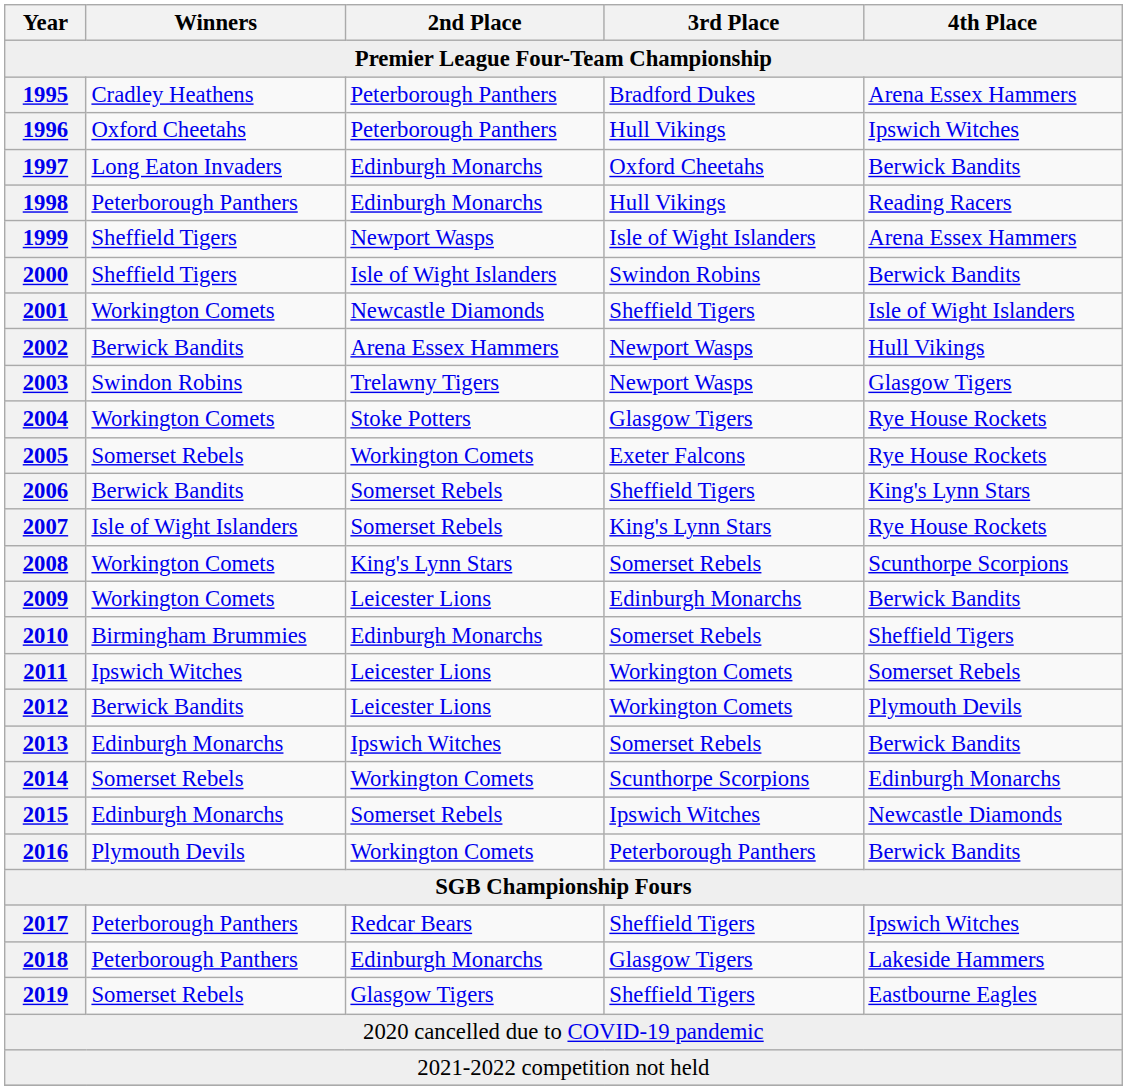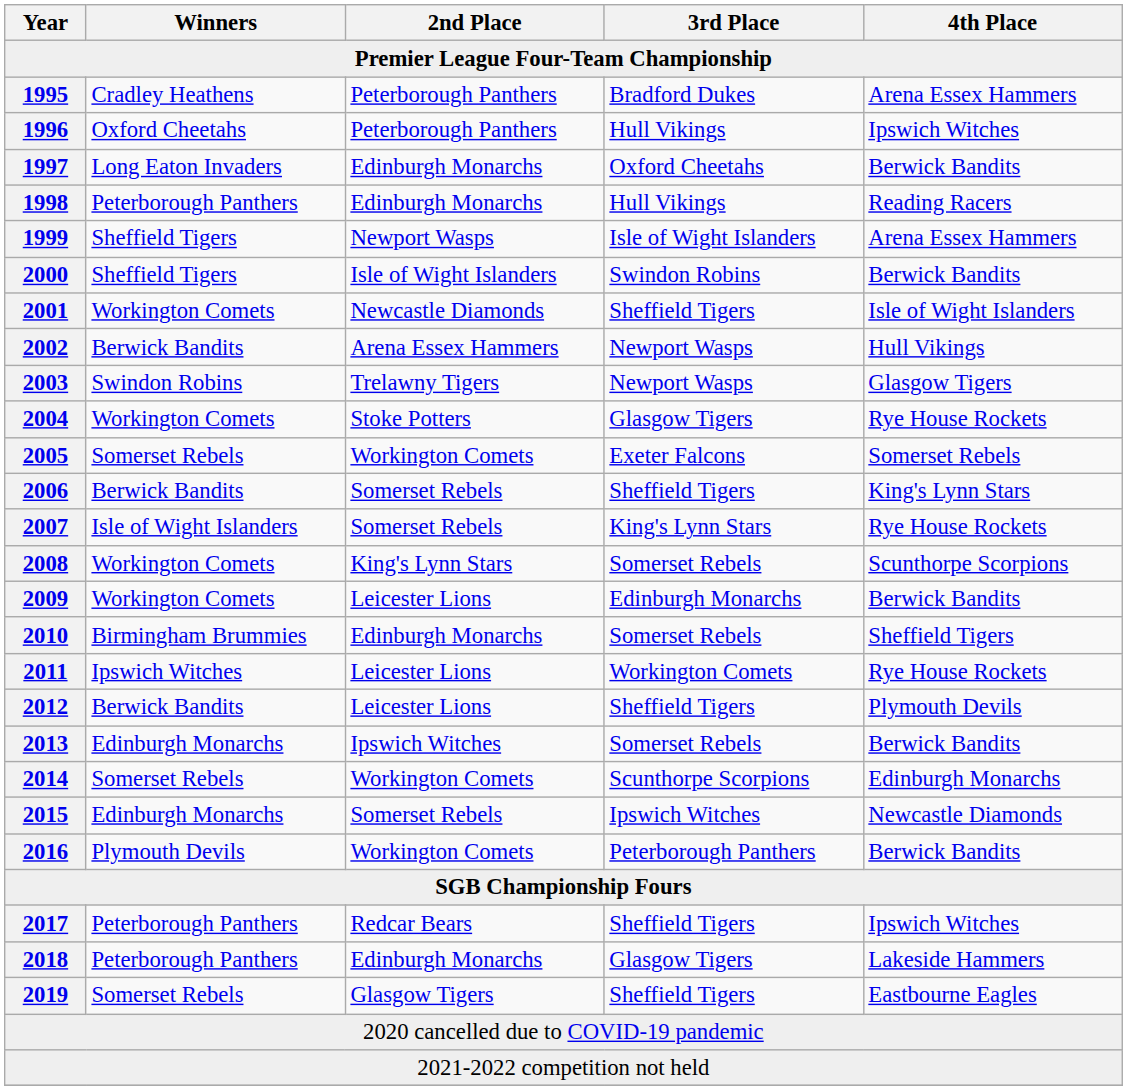(957, 454) Rye House Rockets -> (944, 454) Somerset Rebels
(944, 671) Somerset Rebels -> (957, 671) Rye House Rockets
(701, 707) Workington Comets -> (682, 707) Sheffield Tigers
